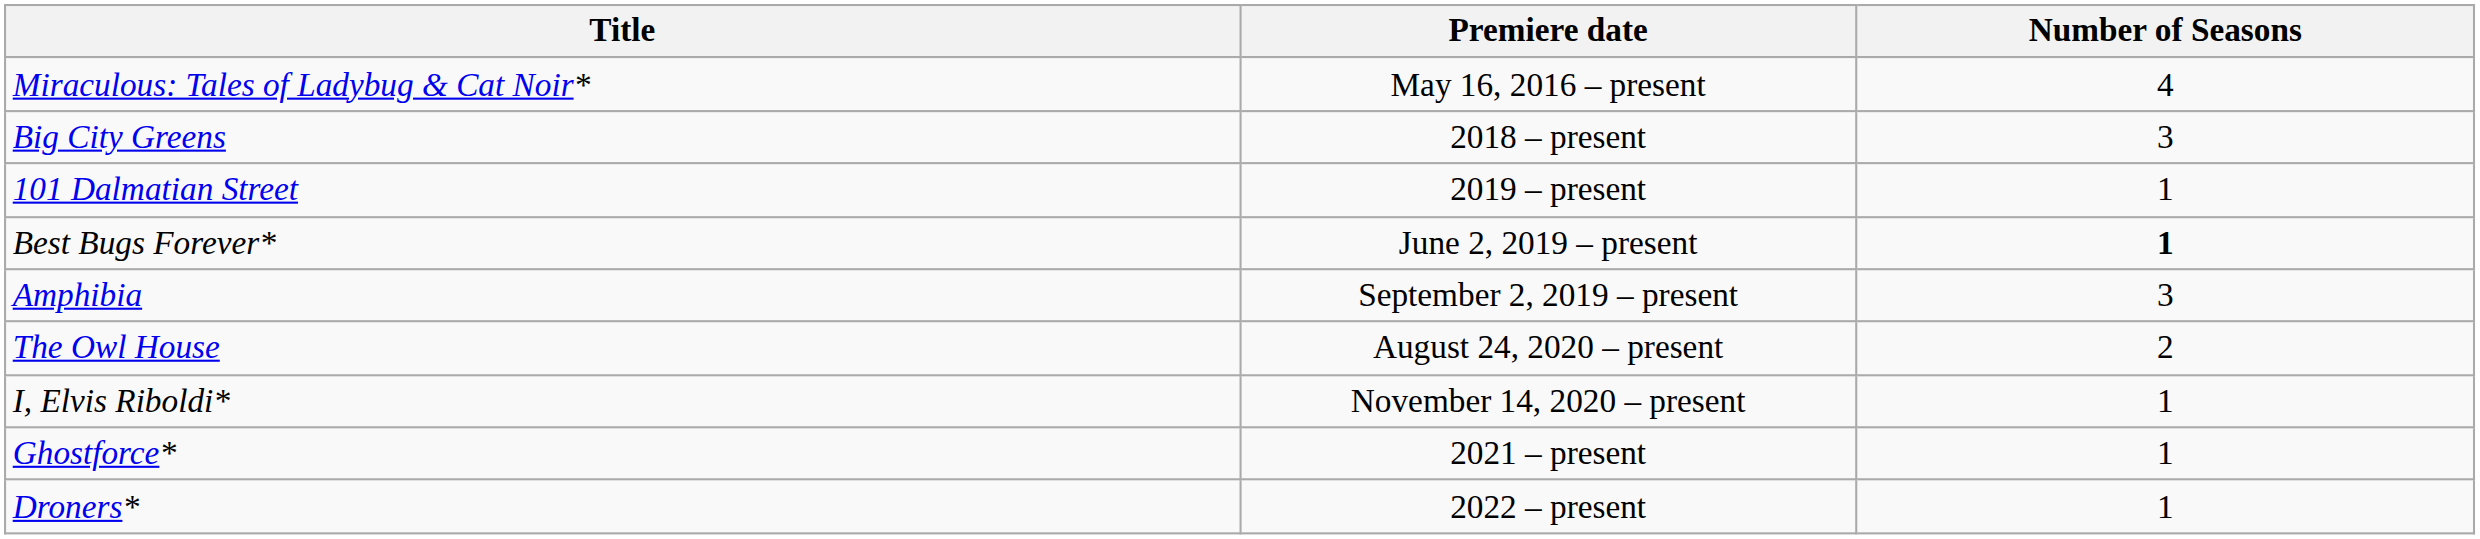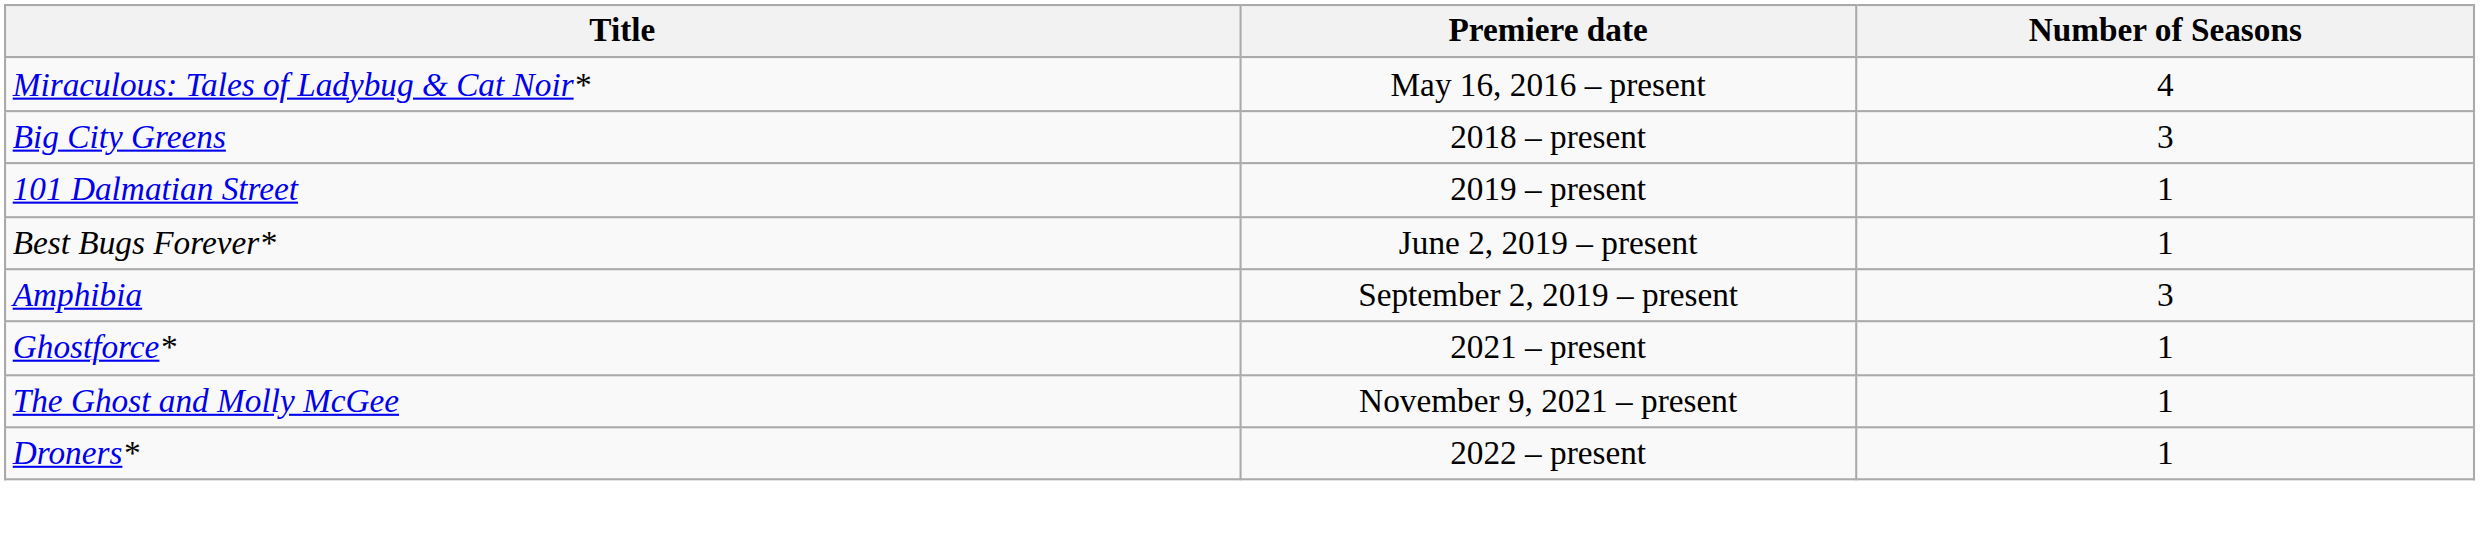(2165, 242) bold -> (2165, 242) normal
- row: (116, 347)
- row: (121, 400)
+ row: (206, 400)
